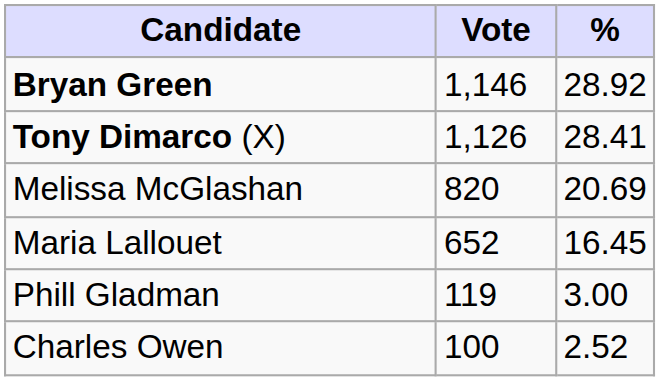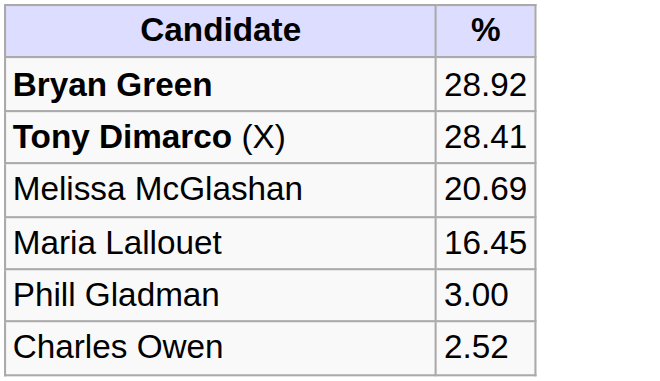- column: (496, 30)
